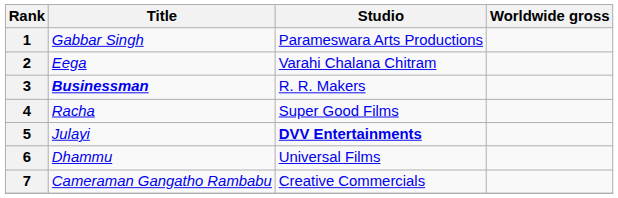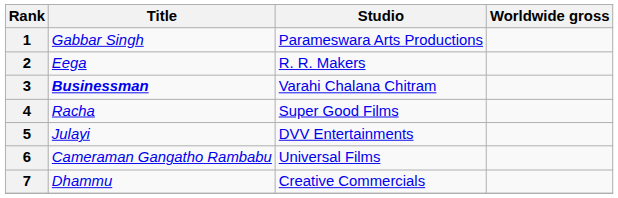(358, 63) Varahi Chalana Chitram -> (322, 63) R. R. Makers
(322, 87) R. R. Makers -> (358, 87) Varahi Chalana Chitram
(350, 134) bold -> (346, 134) normal
(82, 157) Dhammu -> (162, 157) Cameraman Gangatho Rambabu
(162, 181) Cameraman Gangatho Rambabu -> (82, 181) Dhammu
